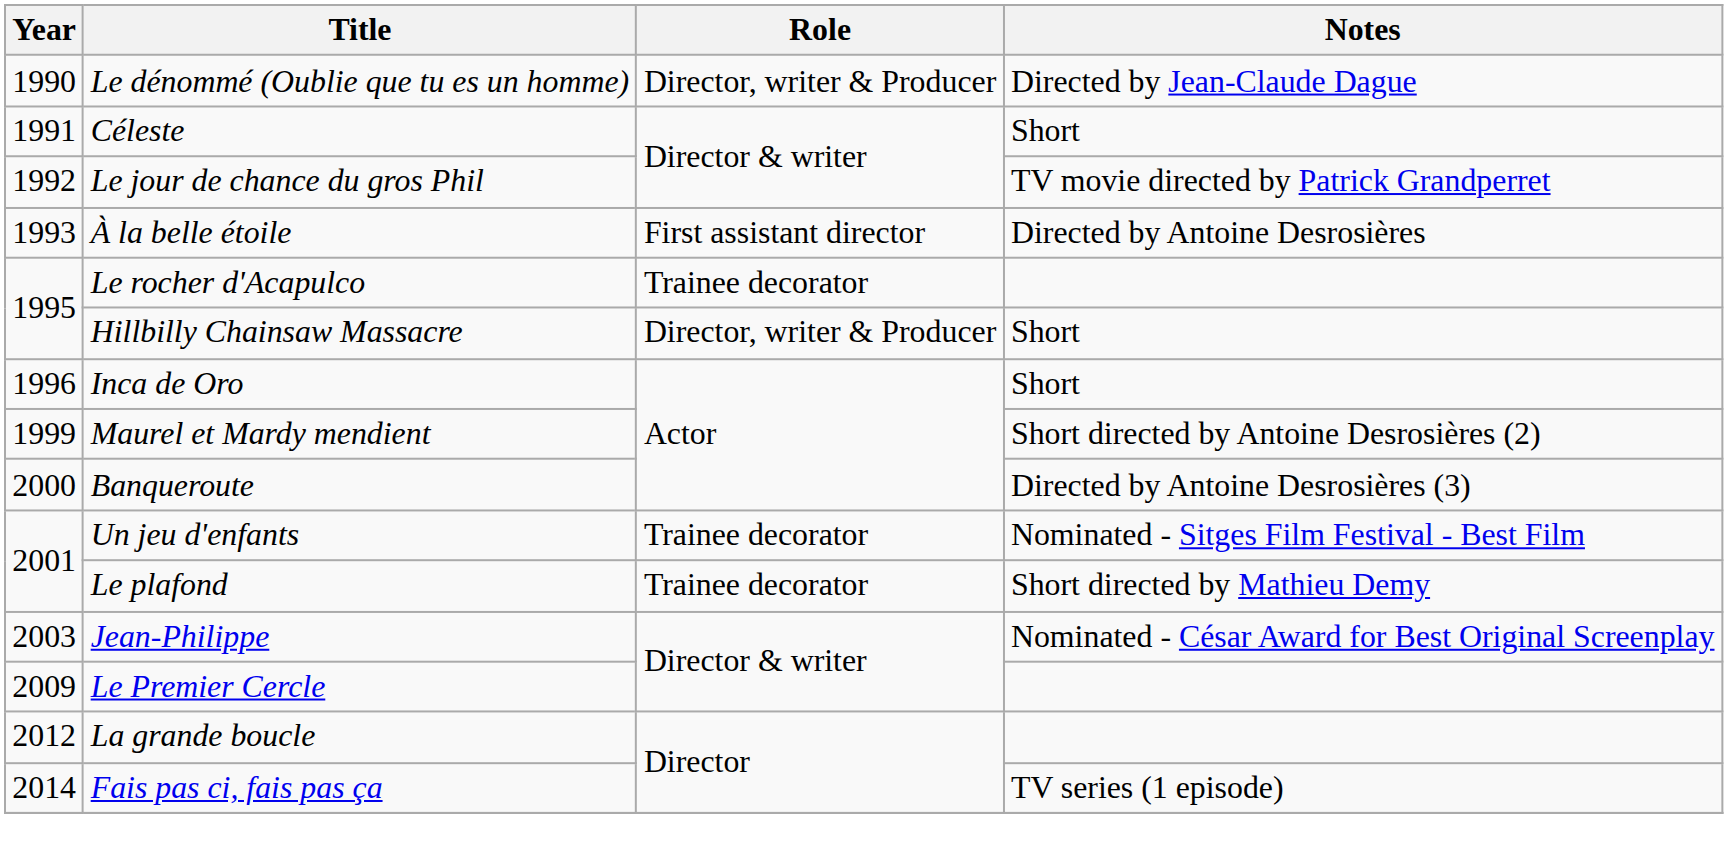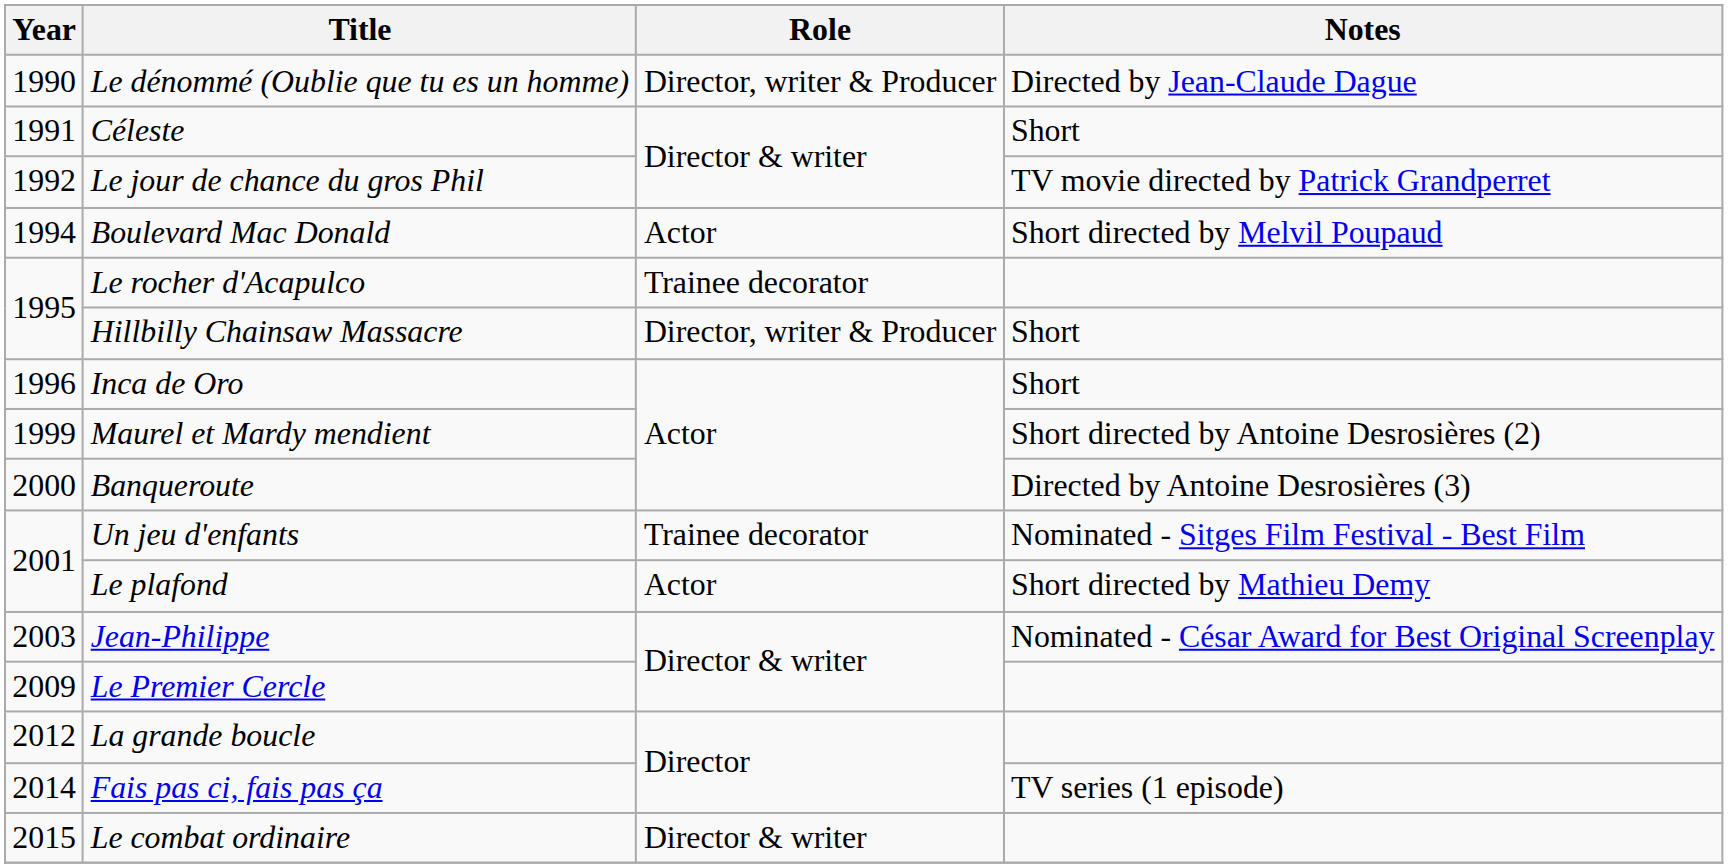- row: (191, 231)
+ row: (240, 231)
(756, 585) Trainee decorator -> (680, 585) Actor
+ row: (220, 837)
